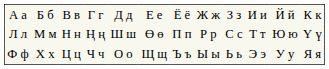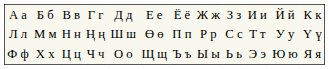(285, 34) Ю ю -> (285, 34) У у
(285, 54) У у -> (285, 54) Ю ю
